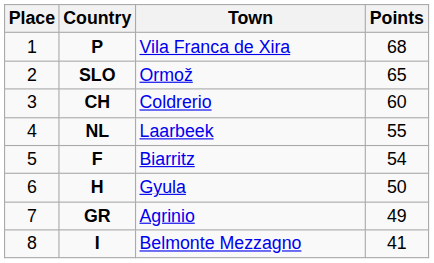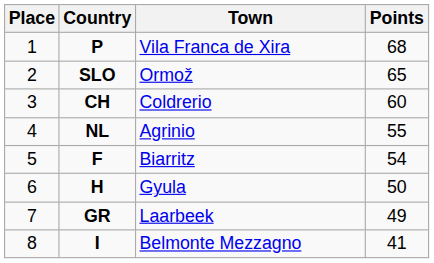(177, 131) Laarbeek -> (167, 131) Agrinio
(167, 215) Agrinio -> (177, 215) Laarbeek
